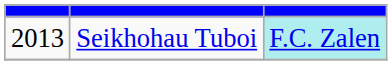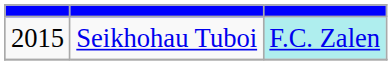(38, 37) 2013 -> (38, 37) 2015
